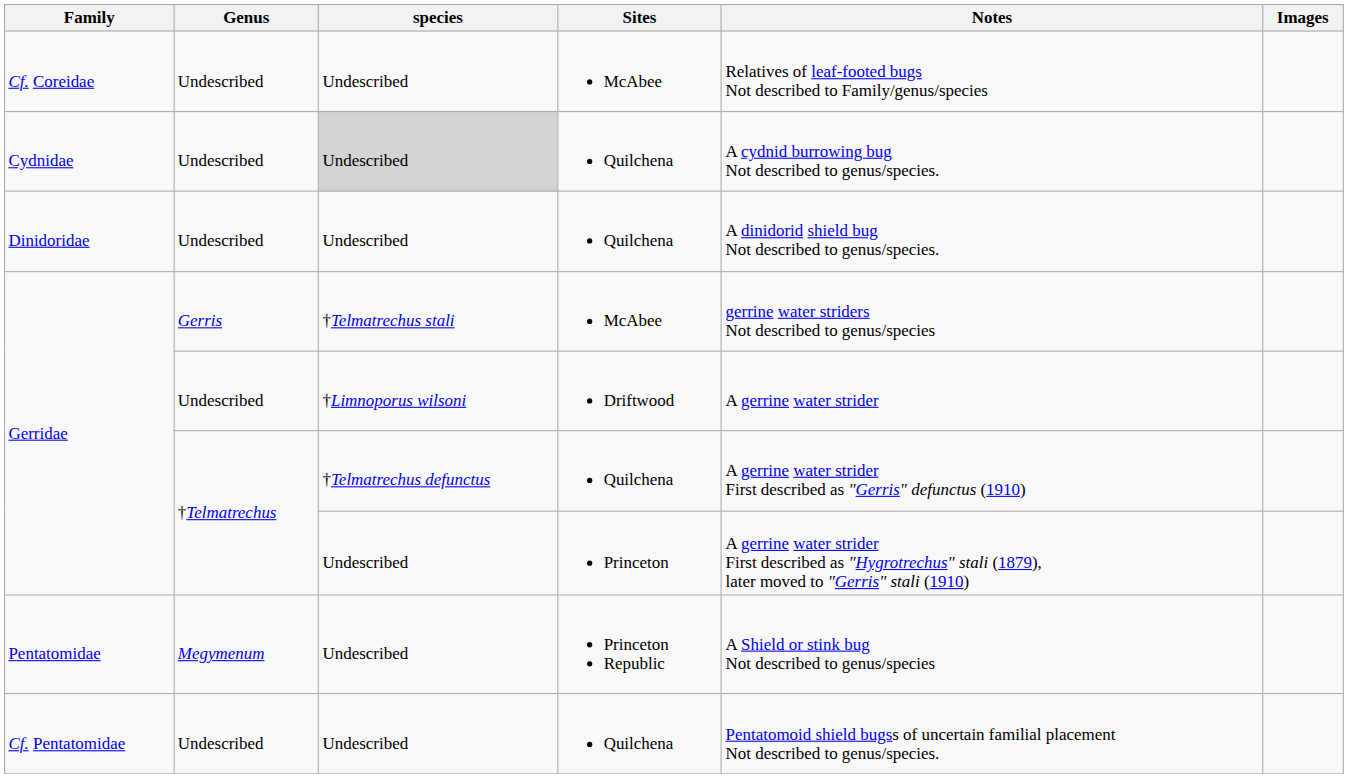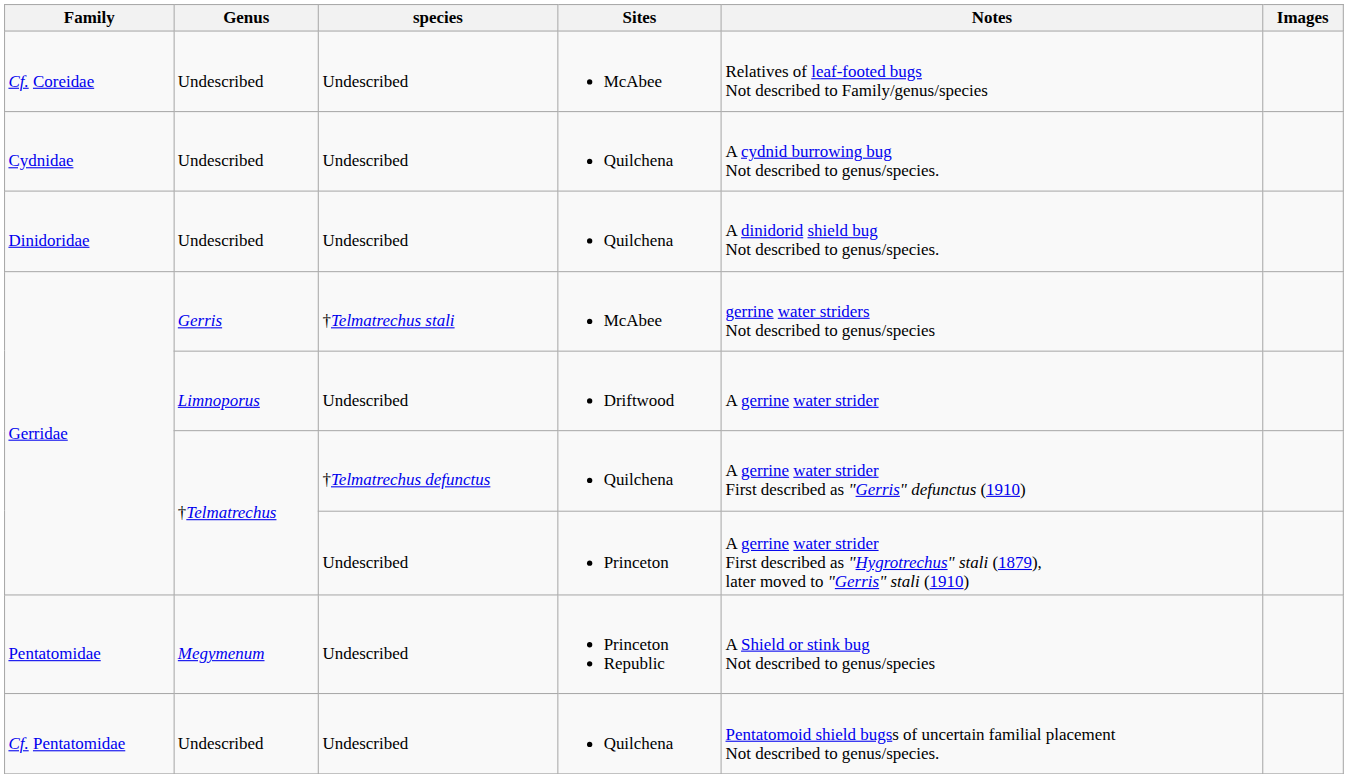(365, 160) lightgrey background -> (365, 160) no background
(221, 400) Undescribed -> (219, 400) Limnoporus
(394, 400) †Limnoporus wilsoni -> (365, 400) Undescribed
